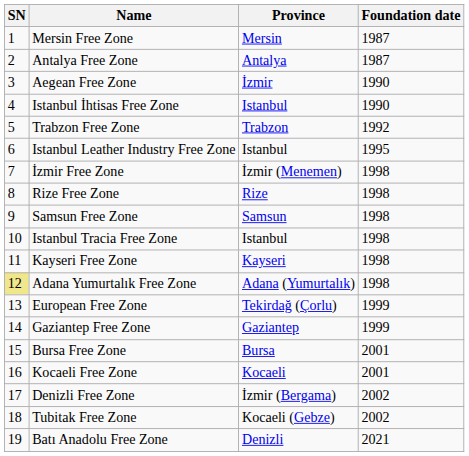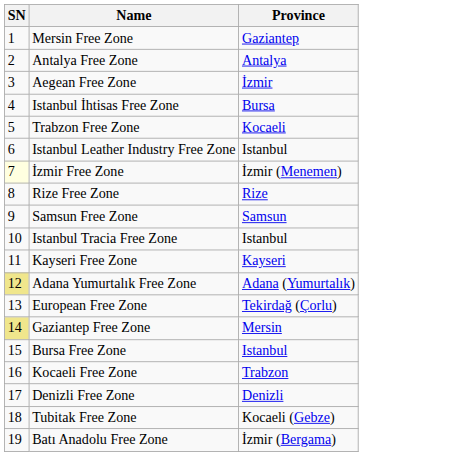- column: (411, 15)
(262, 37) Mersin -> (271, 37) Gaziantep
(265, 104) Istanbul -> (258, 104) Bursa
(265, 127) Trabzon -> (264, 127) Kocaeli
(11, 171) no background -> (11, 171) lightyellow background
(15, 328) no background -> (15, 328) khaki background
(271, 328) Gaziantep -> (262, 328) Mersin
(258, 350) Bursa -> (265, 350) Istanbul
(264, 372) Kocaeli -> (265, 372) Trabzon
(289, 395) İzmir (Bergama) -> (263, 395) Denizli
(263, 439) Denizli -> (289, 439) İzmir (Bergama)
